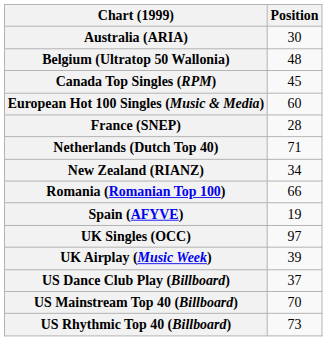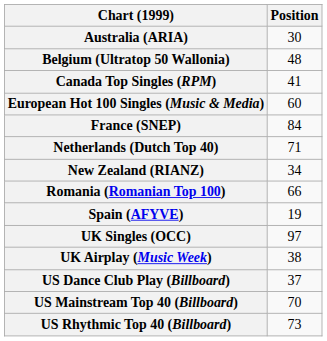(295, 81) 45 -> (295, 81) 41
(295, 125) 28 -> (295, 125) 84
(295, 258) 39 -> (295, 258) 38
